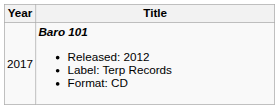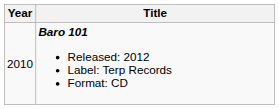(20, 63) 2017 -> (20, 63) 2010
